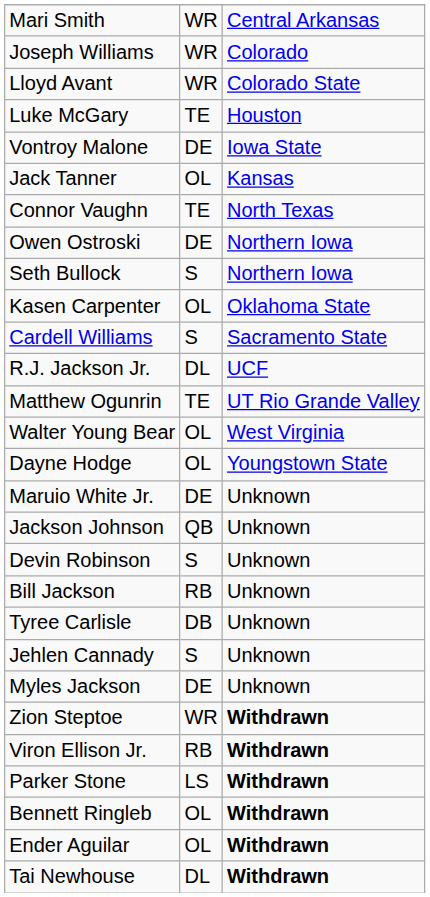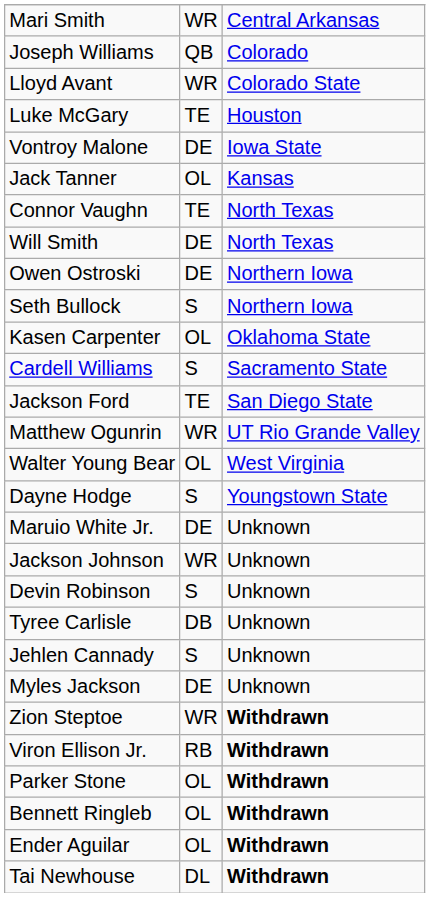(201, 52) WR -> (199, 52) QB
+ row: (54, 242)
+ row: (69, 400)
- row: (80, 369)
(197, 400) TE -> (201, 432) WR
(198, 464) OL -> (191, 496) S
(199, 527) QB -> (201, 559) WR
- row: (62, 591)
(197, 781) LS -> (198, 781) OL
